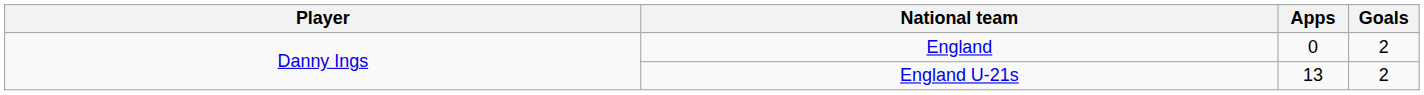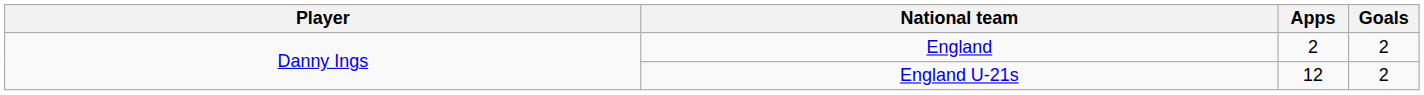(1313, 47) 0 -> (1313, 47) 2
(1313, 75) 13 -> (1313, 75) 12
